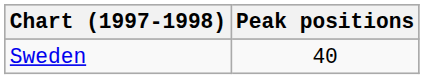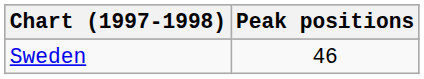(325, 57) 40 -> (325, 57) 46
